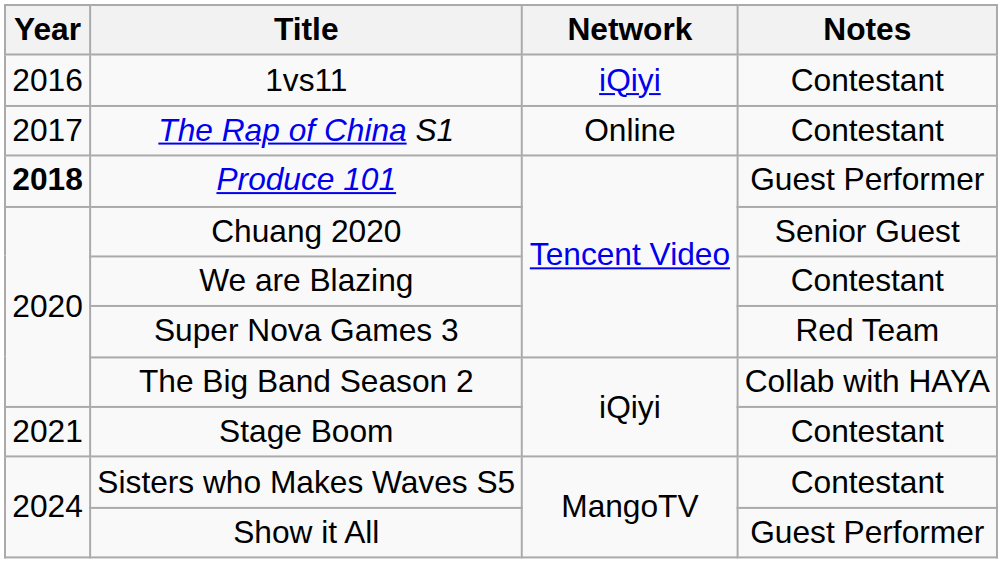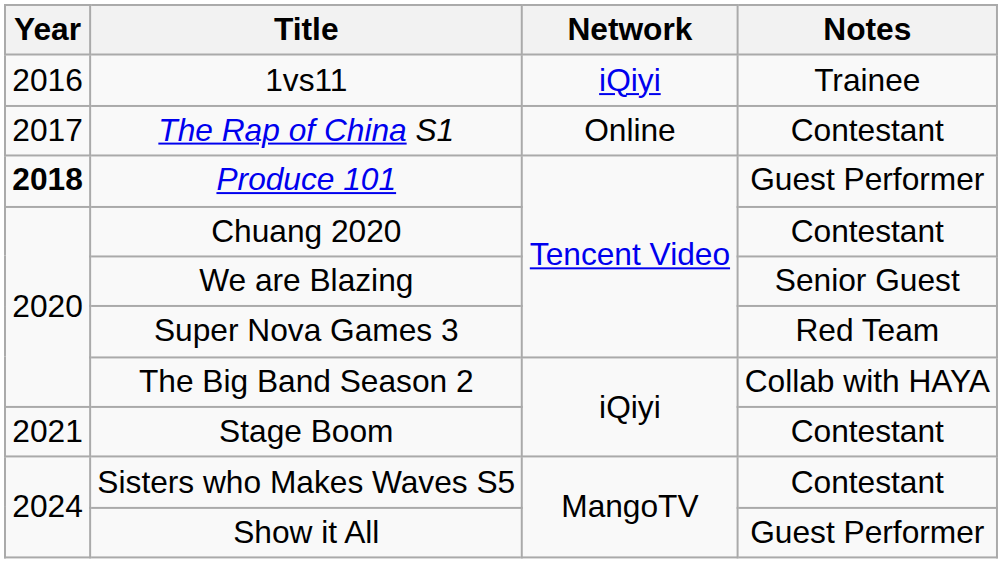(867, 79) Contestant -> (867, 79) Trainee
(867, 230) Senior Guest -> (867, 230) Contestant
(867, 280) Contestant -> (867, 280) Senior Guest
